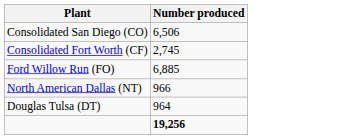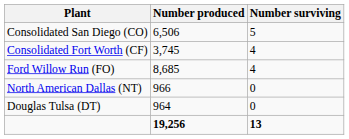+ column: (295, 13)
(166, 50) 2,745 -> (166, 50) 3,745
(166, 69) 6,885 -> (166, 69) 8,685
